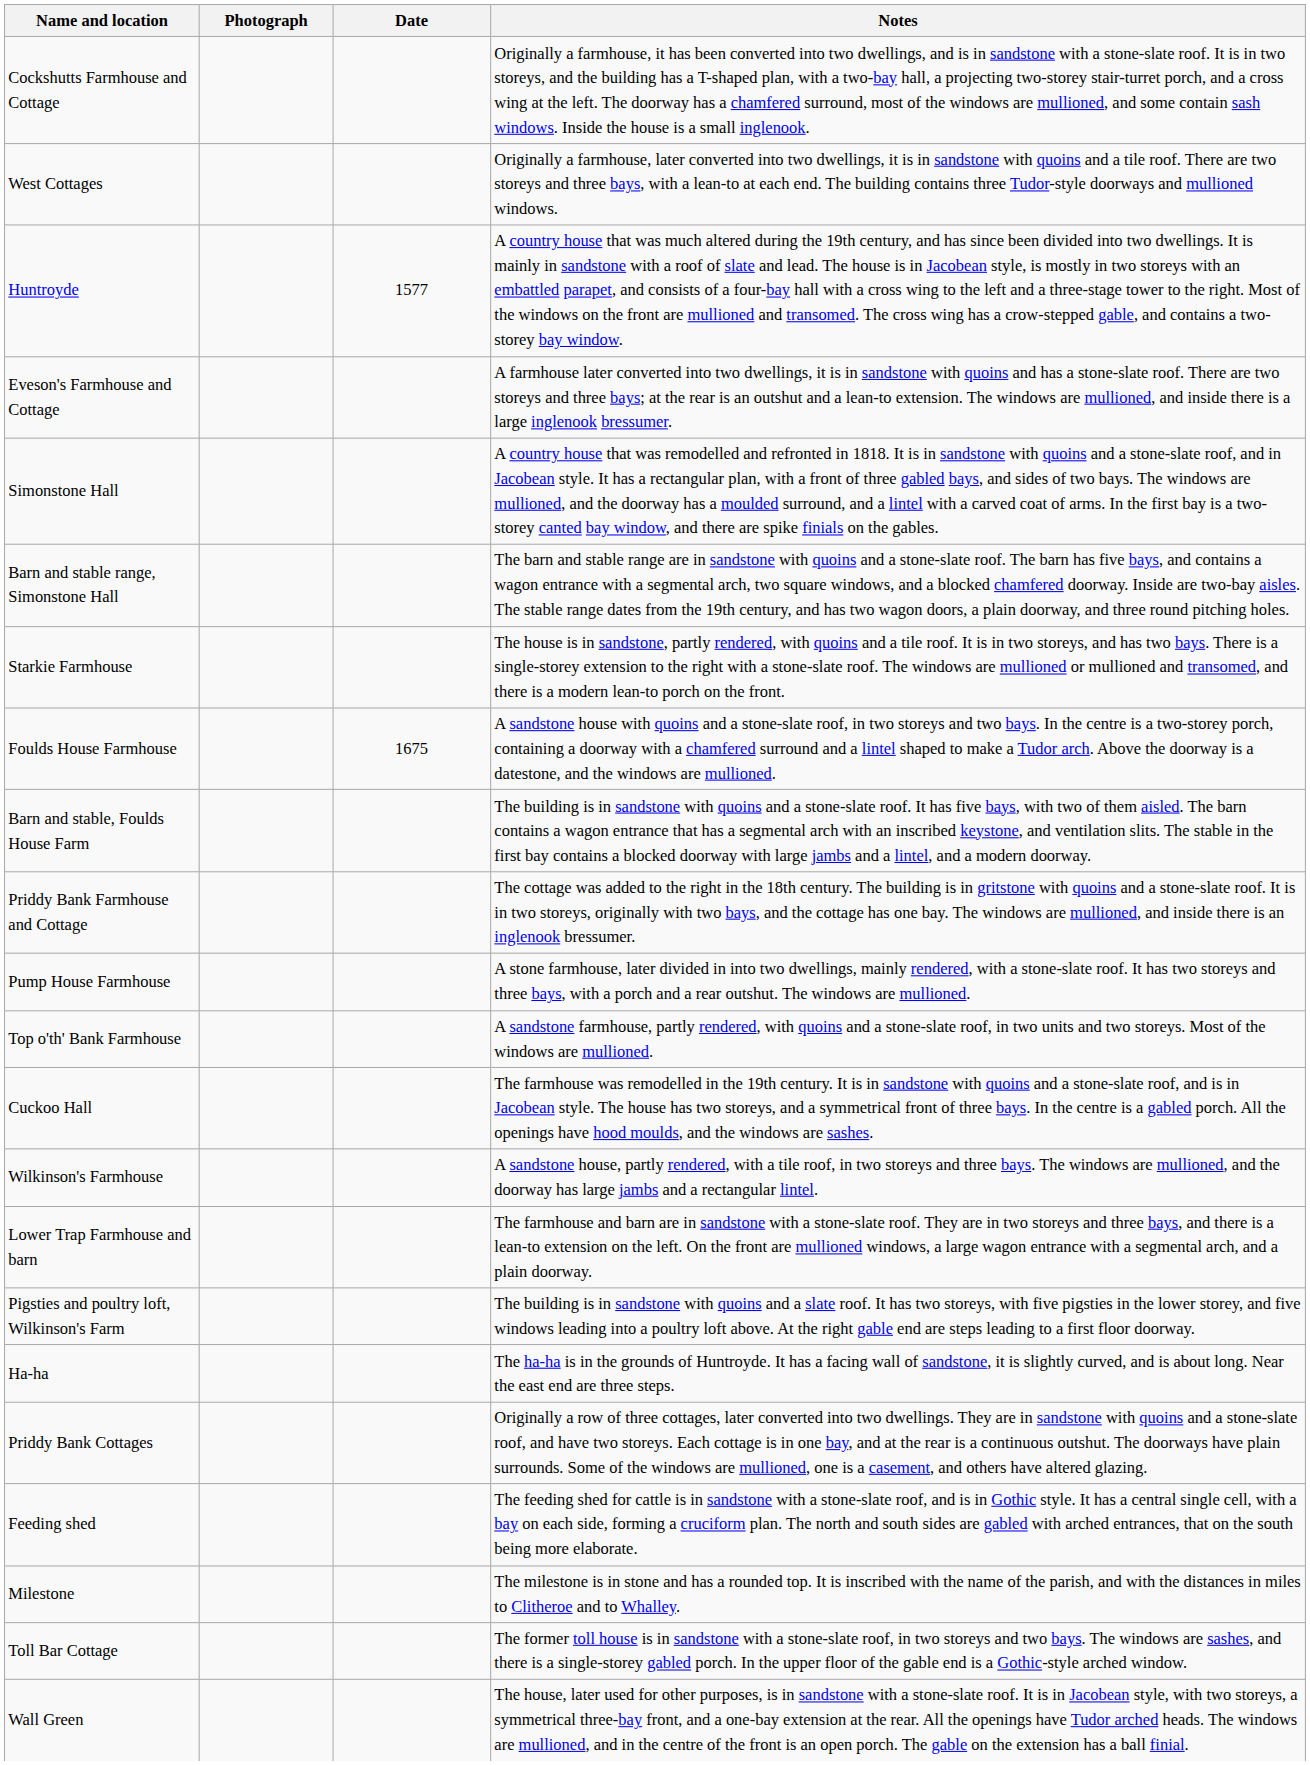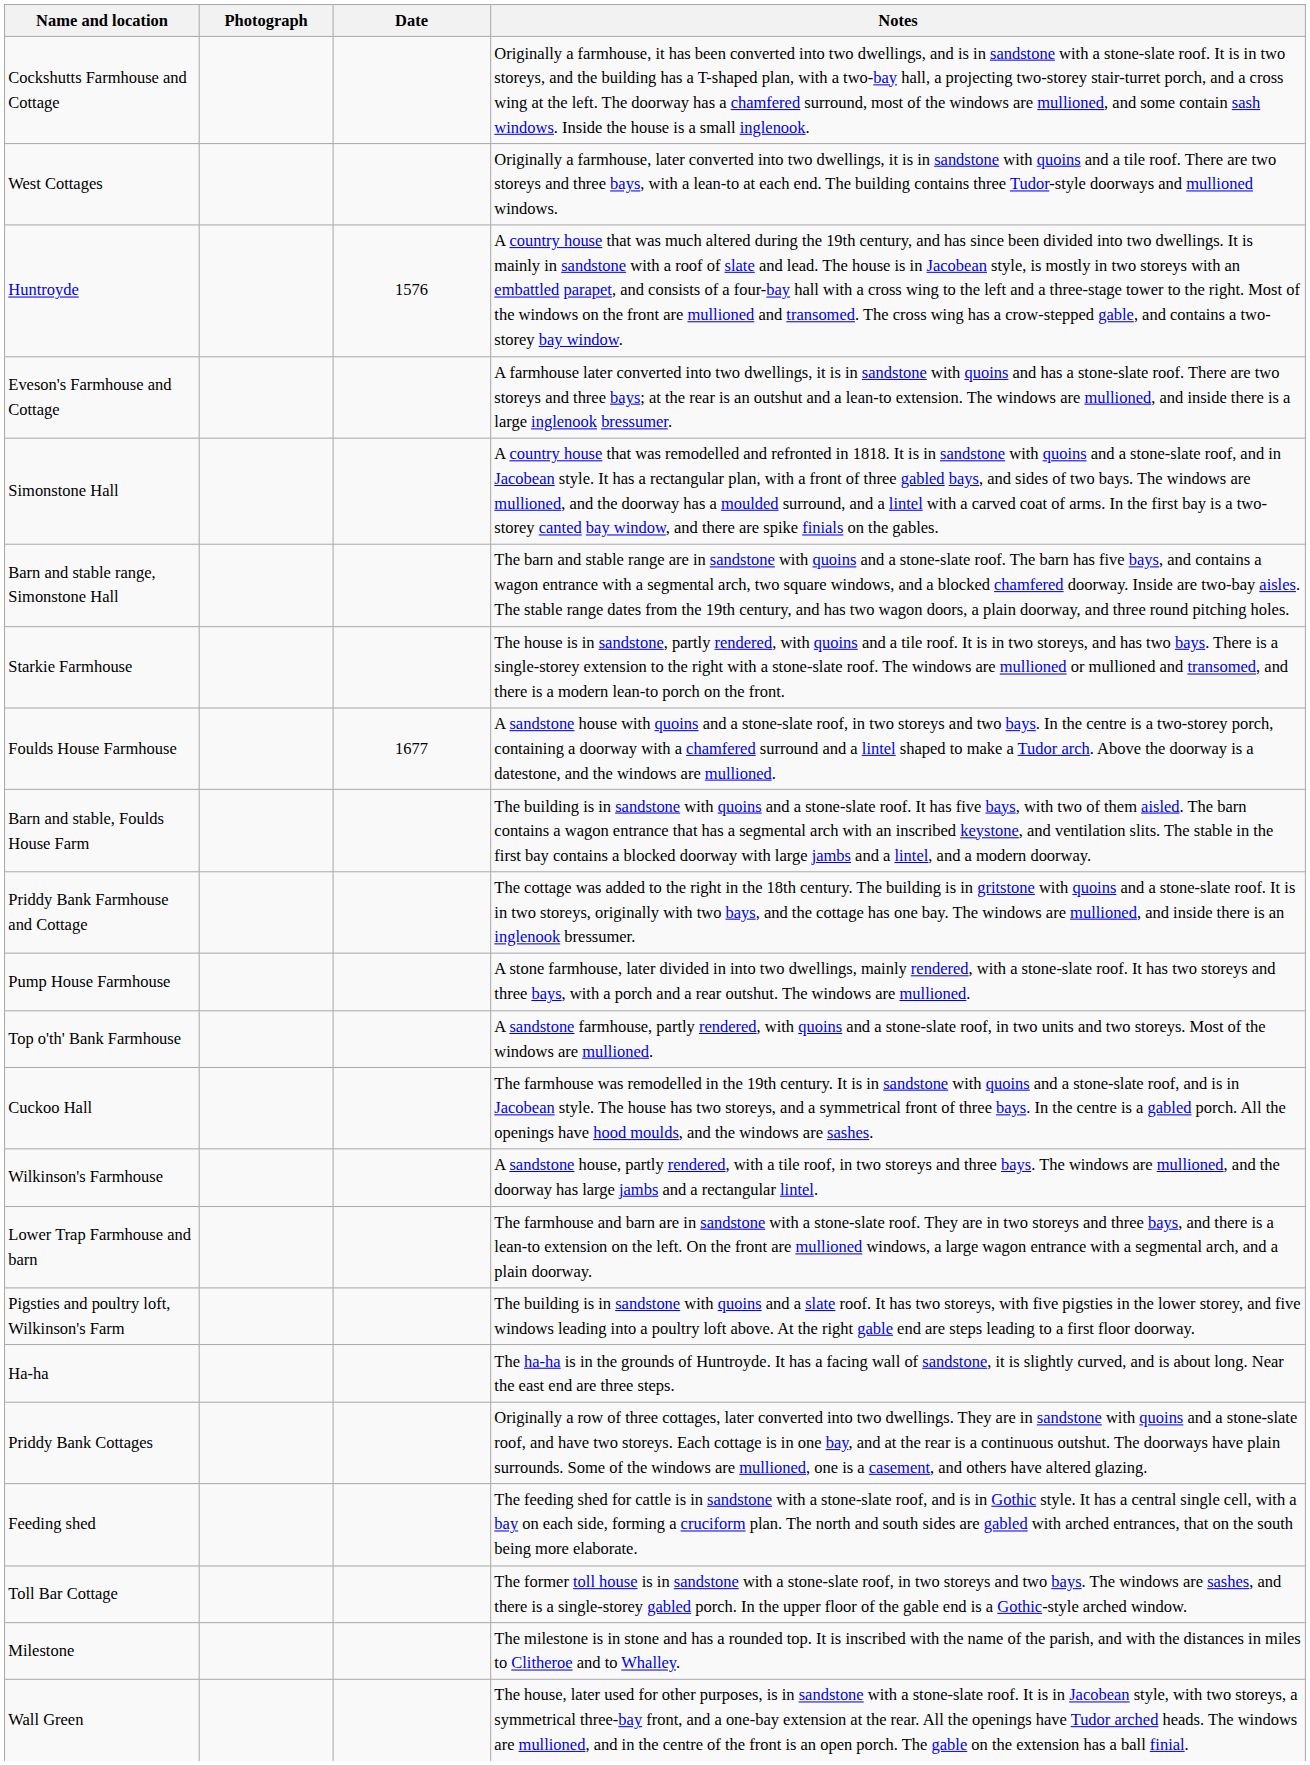(412, 290) 1577 -> (412, 290) 1576
(412, 748) 1675 -> (412, 748) 1677
rows swapped: (63, 1651) <-> (41, 1593)
